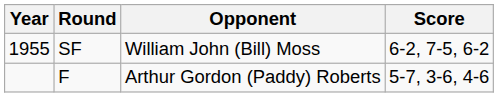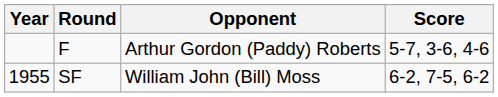rows swapped: (70, 48) <-> (64, 77)
